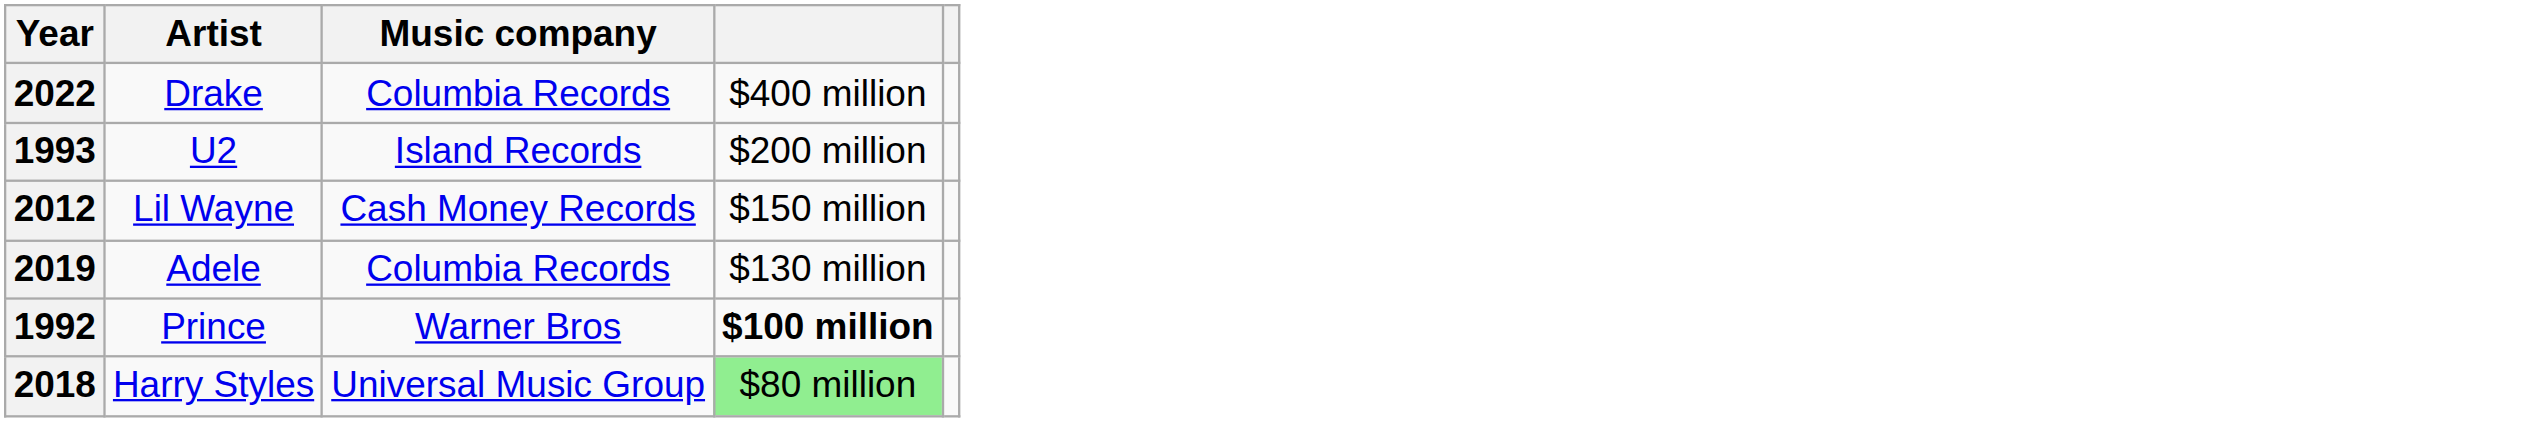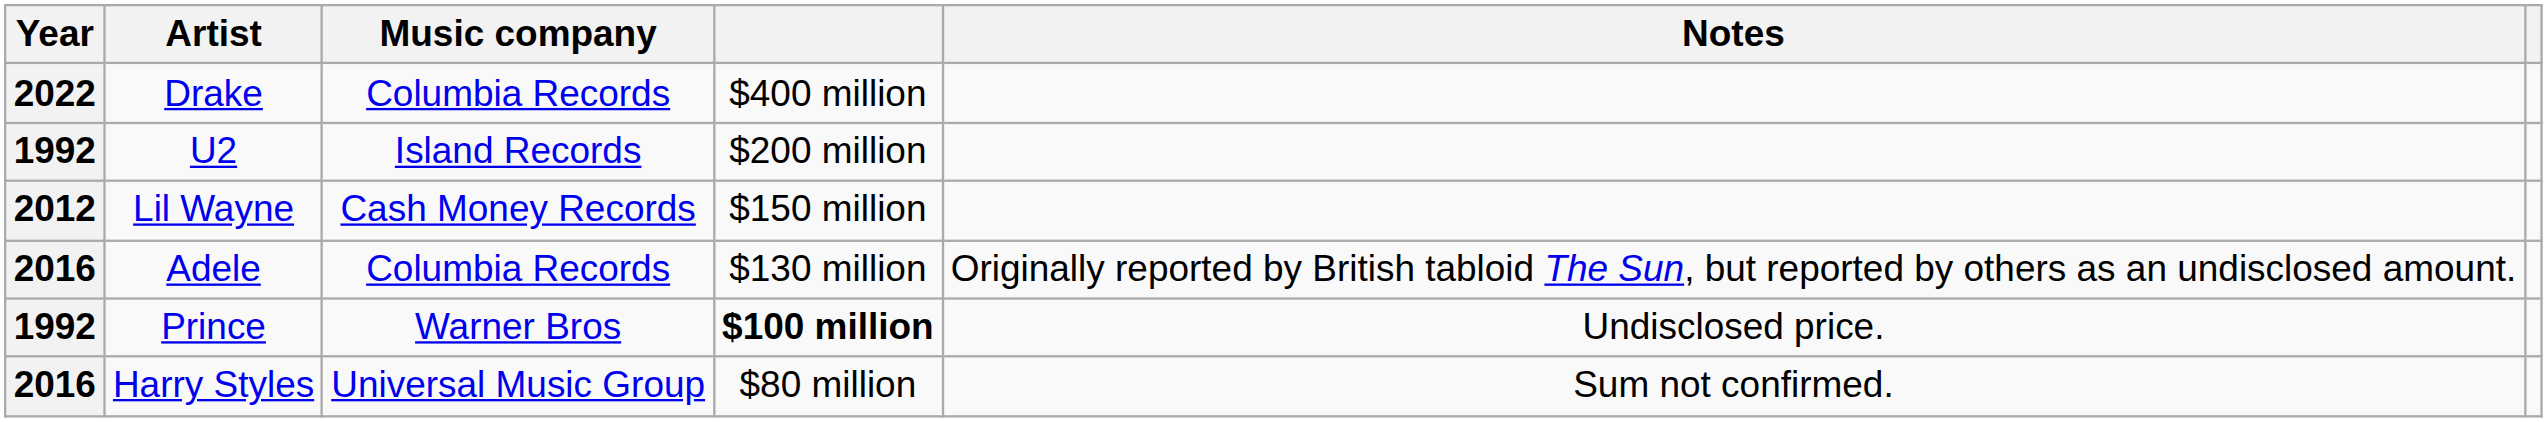+ column: (1733, 33)
(55, 151) 1993 -> (55, 151) 1992
(55, 268) 2019 -> (55, 268) 2016
(55, 385) 2018 -> (55, 385) 2016
(828, 385) lightgreen background -> (828, 385) no background
